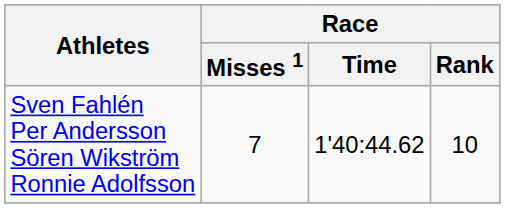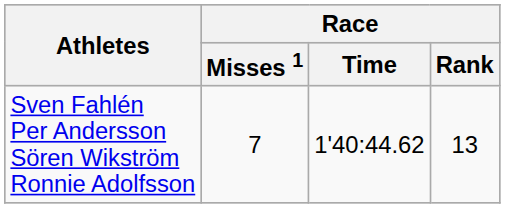(465, 145) 10 -> (465, 145) 13
